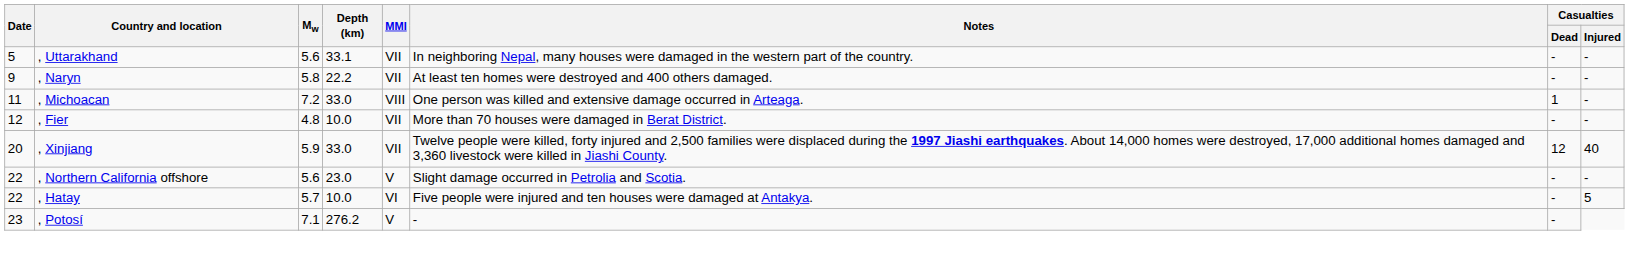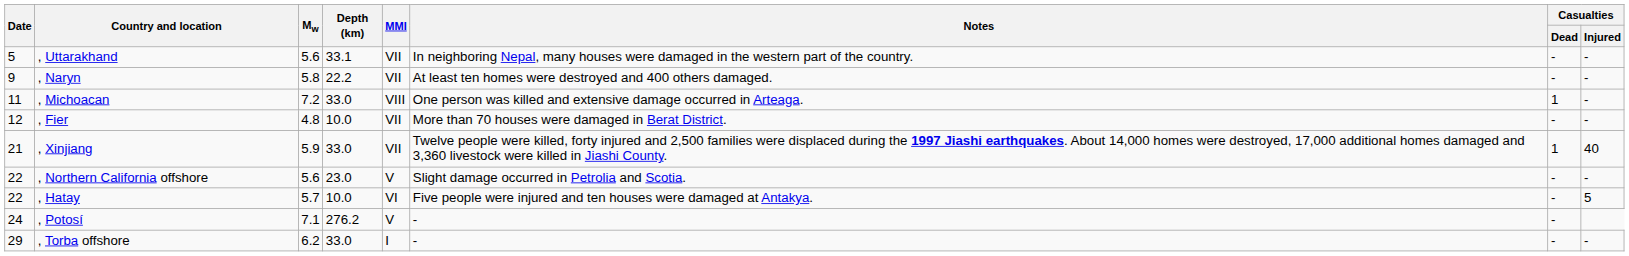(15, 148) 20 -> (15, 148) 21
(1558, 148) 12 -> (1555, 148) 1
(15, 219) 23 -> (15, 219) 24
+ row: (84, 240)
